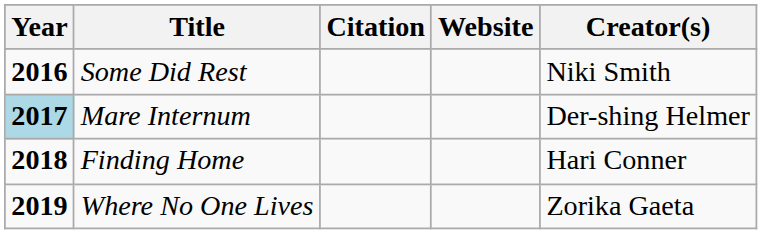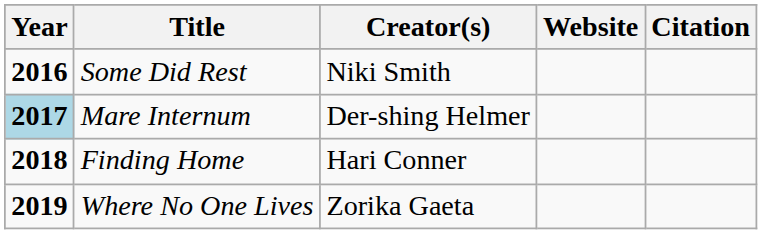columns swapped: (648, 26) <-> (376, 26)
